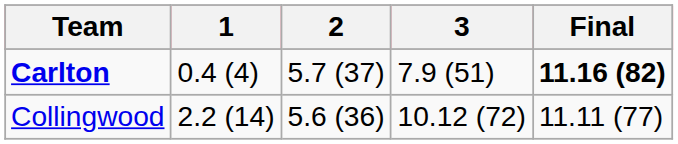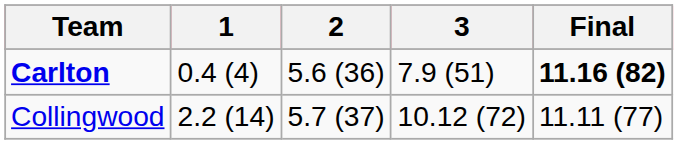(336, 71) 5.7 (37) -> (336, 71) 5.6 (36)
(336, 116) 5.6 (36) -> (336, 116) 5.7 (37)
